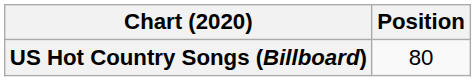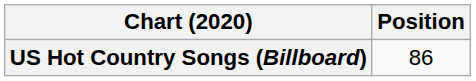(421, 57) 80 -> (421, 57) 86
